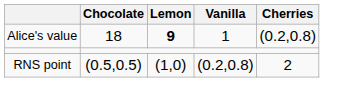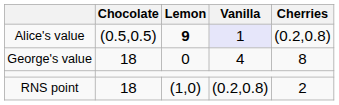(114, 36) 18 -> (128, 36) (0.5,0.5)
(225, 36) no background -> (240, 36) lavender background
+ row: (50, 59)
(114, 65) (0.5,0.5) -> (128, 88) 18
